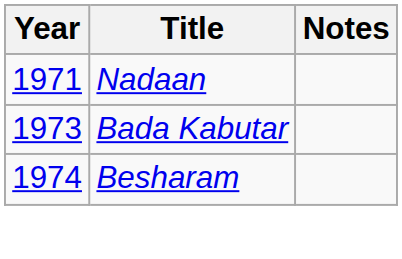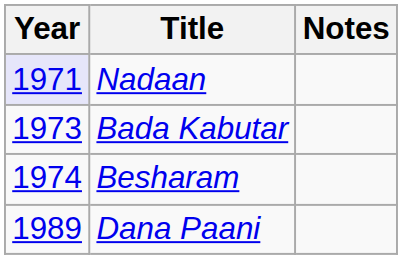(47, 79) no background -> (47, 79) lavender background
+ row: (178, 228)
